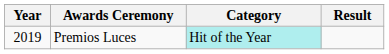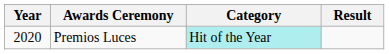(28, 37) 2019 -> (28, 37) 2020
